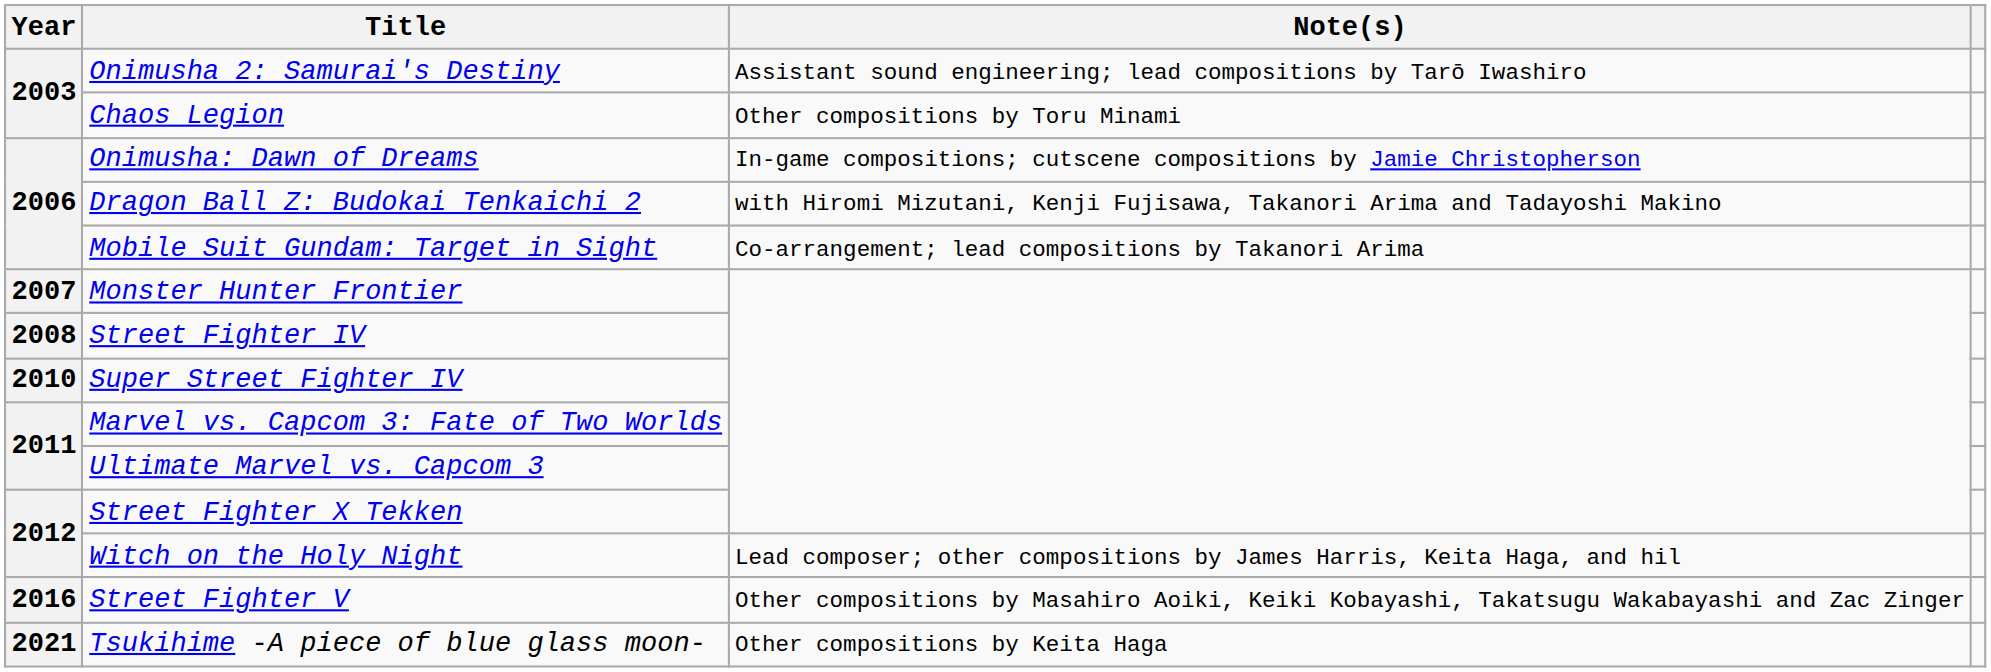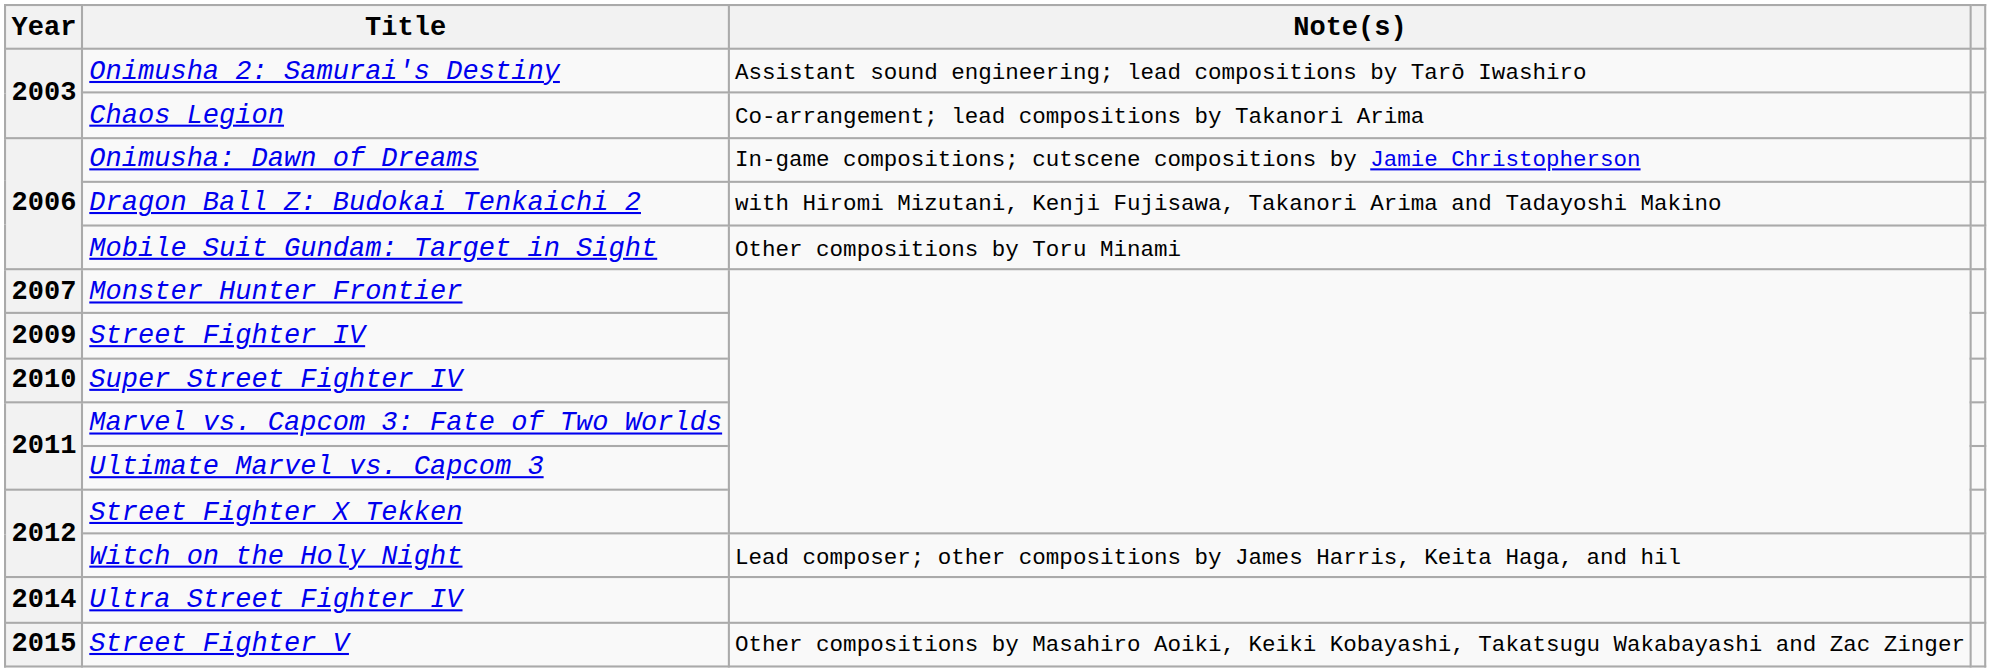(958, 116) Other compositions by Toru Minami -> (1080, 116) Co-arrangement; lead compositions by Takanori Arima
(1080, 248) Co-arrangement; lead compositions by Takanori Arima -> (958, 248) Other compositions by Toru Minami
(44, 336) 2008 -> (44, 336) 2009
+ row: (276, 600)
(44, 600) 2016 -> (44, 644) 2015
- row: (398, 644)
